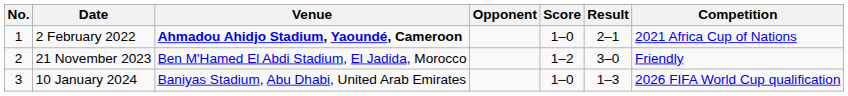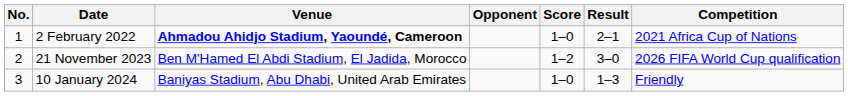(659, 58) Friendly -> (738, 58) 2026 FIFA World Cup qualification
(738, 79) 2026 FIFA World Cup qualification -> (659, 79) Friendly
